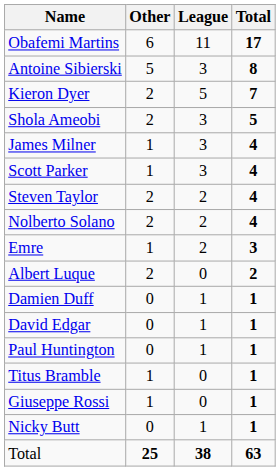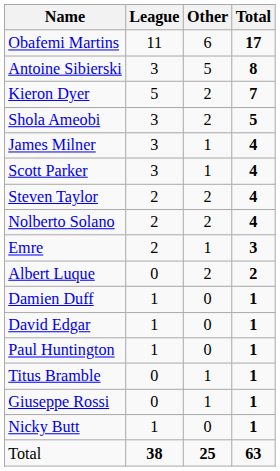columns swapped: (203, 17) <-> (150, 17)
